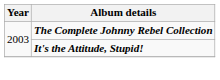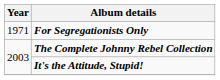+ row: (91, 30)
